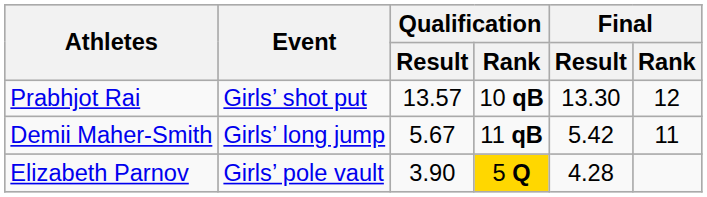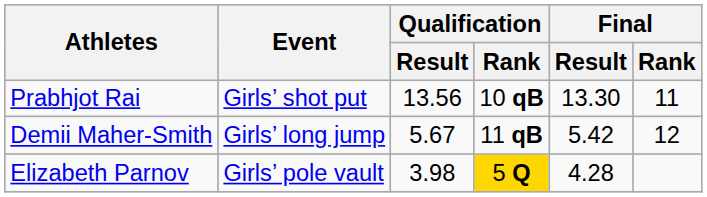(432, 98) 13.57 -> (432, 98) 13.56
(667, 98) 12 -> (667, 98) 11
(667, 136) 11 -> (667, 136) 12
(432, 173) 3.90 -> (432, 173) 3.98
